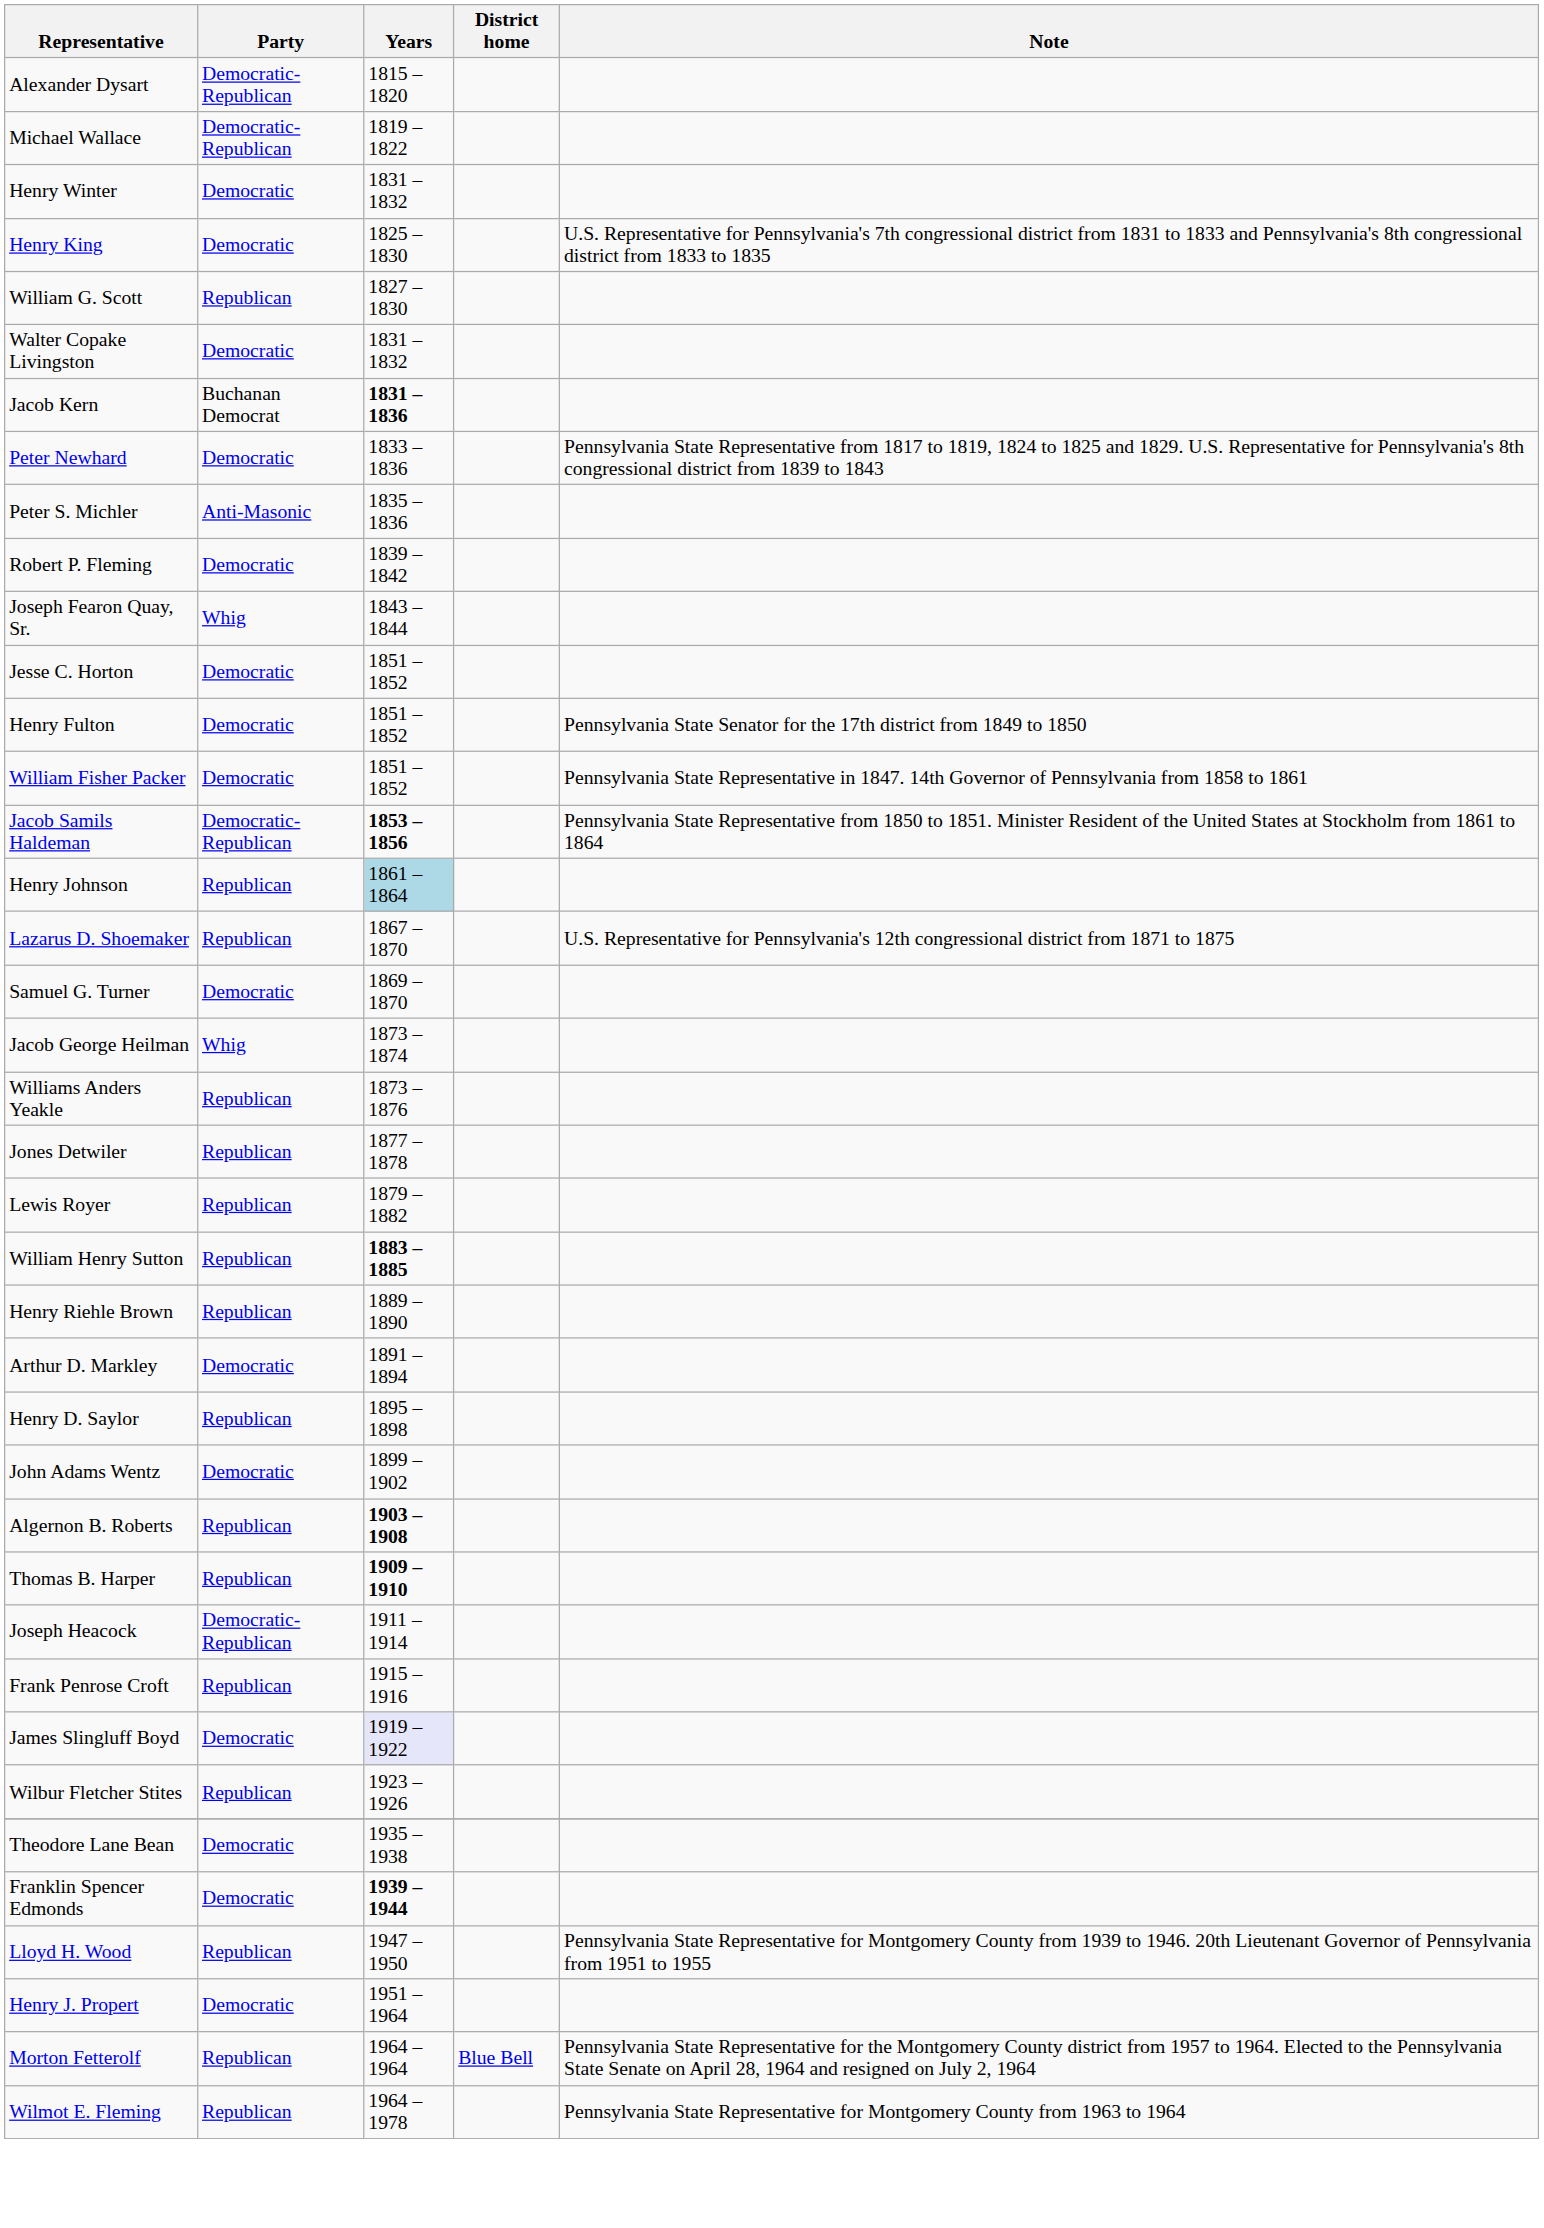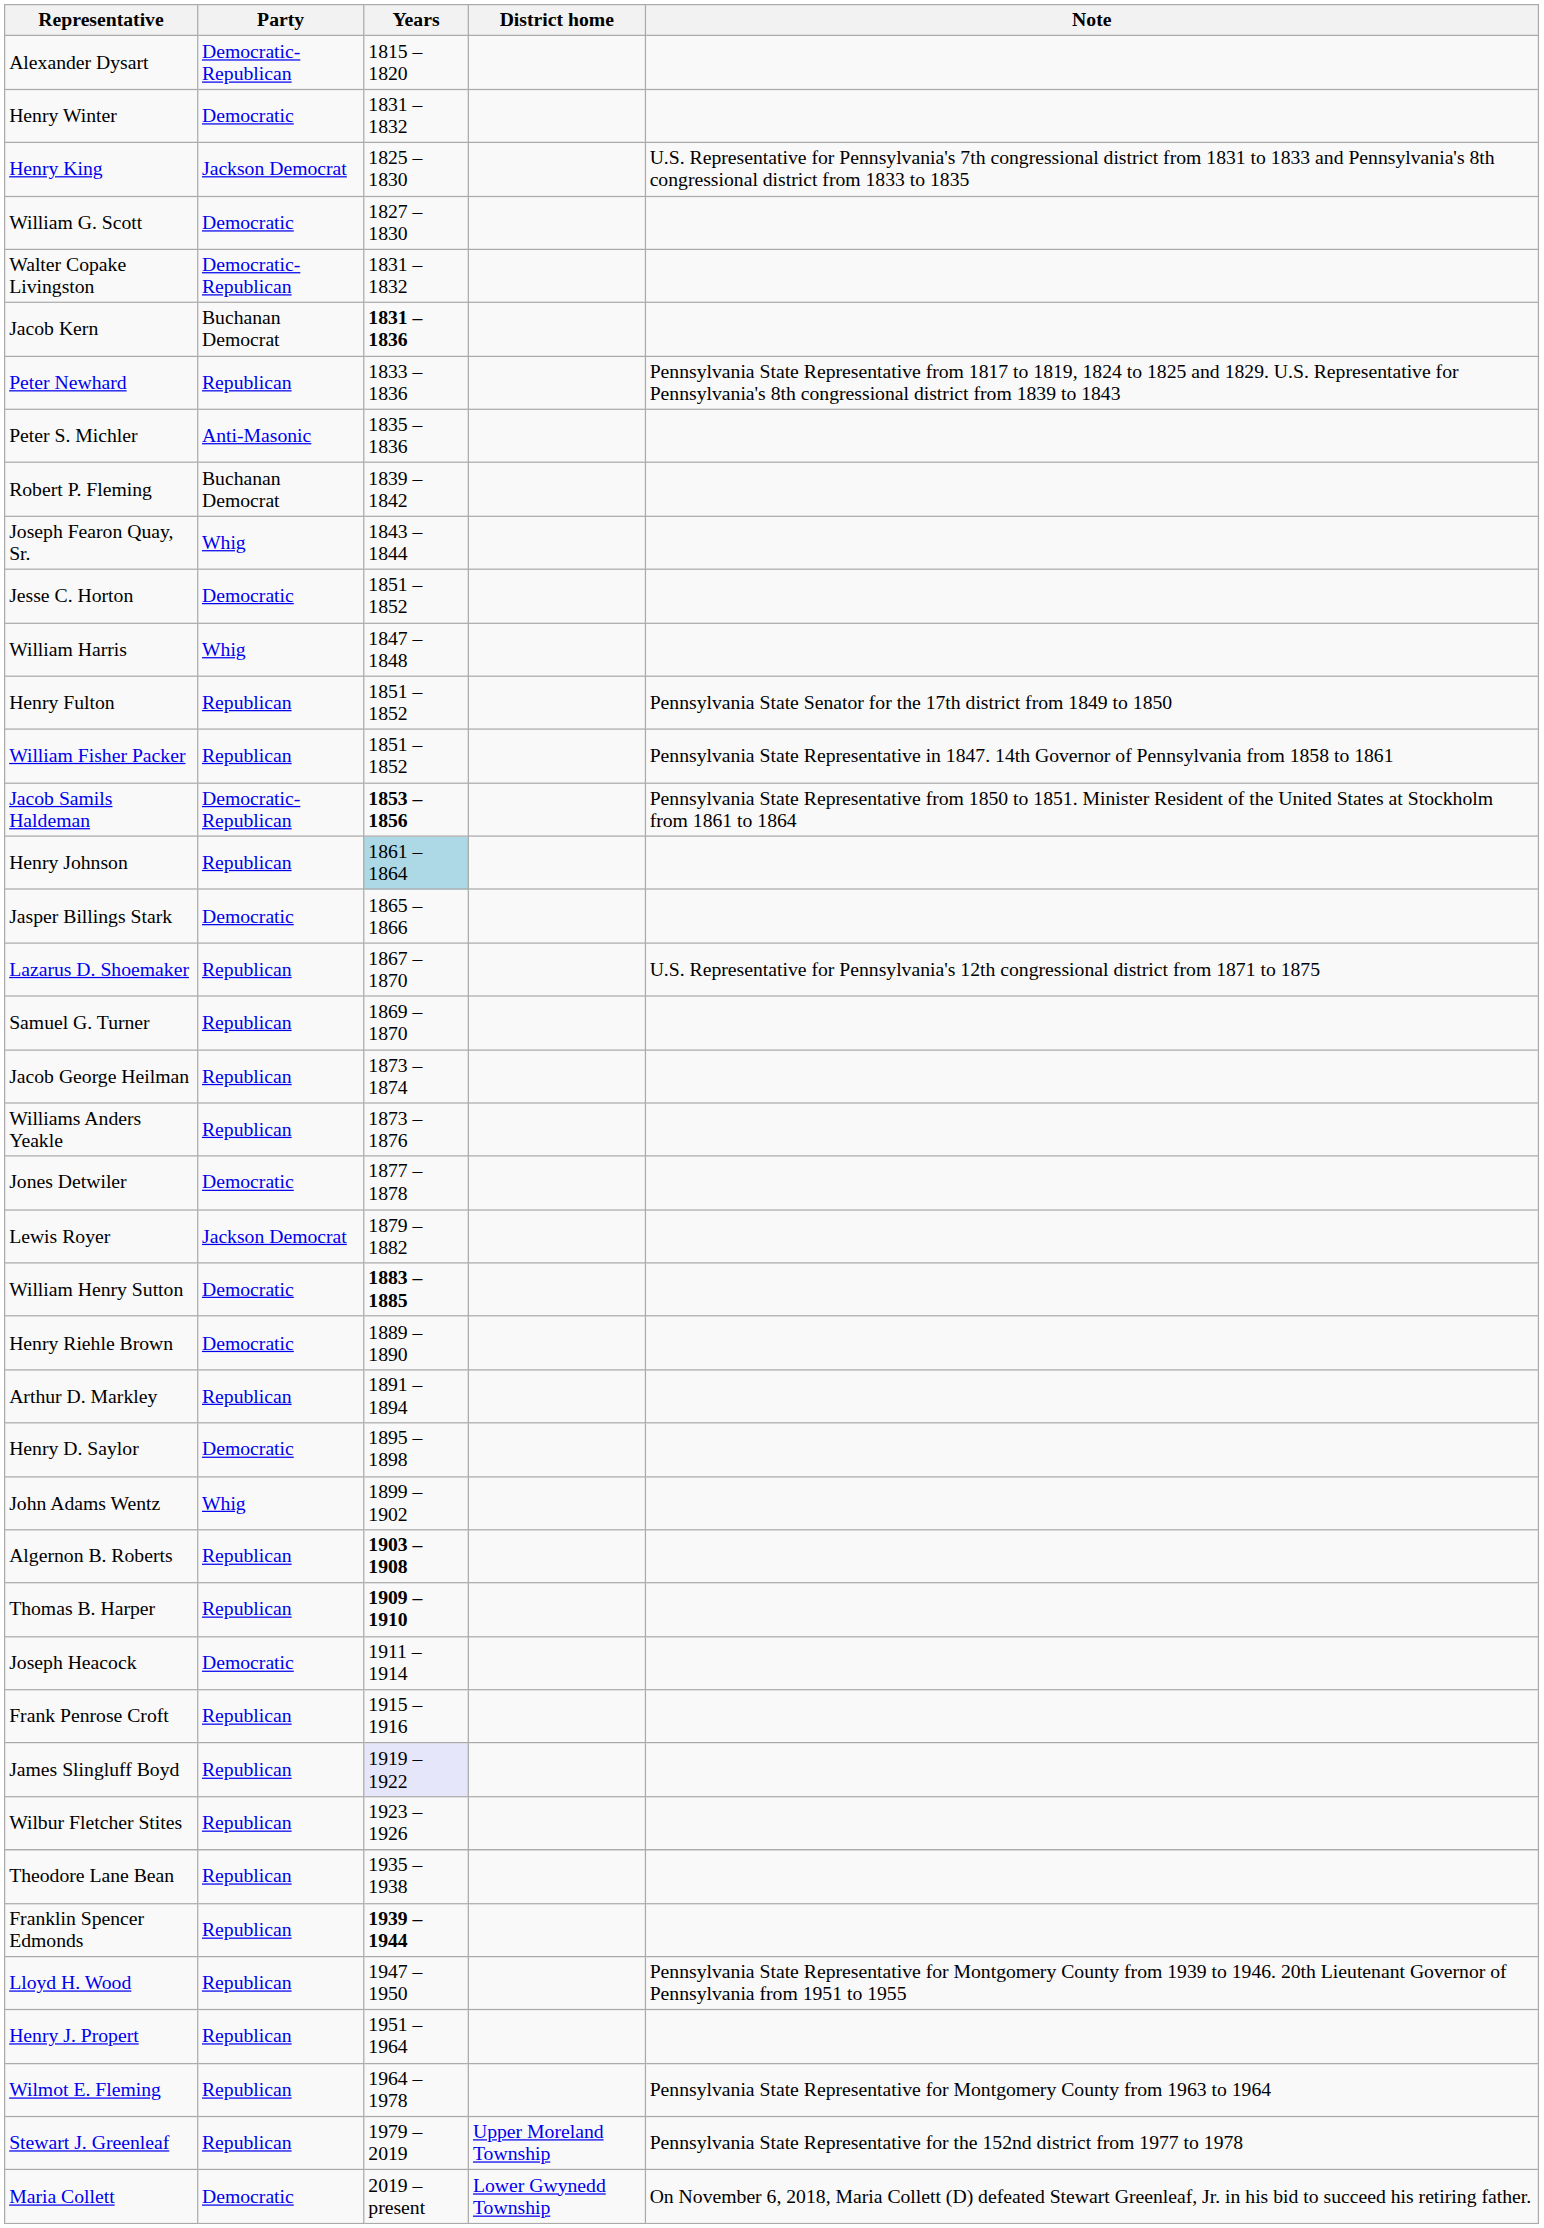- row: (75, 137)
(248, 244) Democratic -> (274, 169) Jackson Democrat
(247, 297) Republican -> (248, 222) Democratic
(248, 351) Democratic -> (251, 275) Democratic-Republican
(248, 457) Democratic -> (247, 382) Republican
(248, 564) Democratic -> (241, 489) Buchanan Democrat
+ row: (68, 649)
(248, 724) Democratic -> (247, 702) Republican
(248, 778) Democratic -> (247, 755) Republican
+ row: (91, 916)
(248, 991) Democratic -> (247, 1022) Republican
(224, 1044) Whig -> (247, 1076) Republican
(247, 1151) Republican -> (248, 1182) Democratic
(247, 1204) Republican -> (274, 1236) Jackson Democrat
(247, 1258) Republican -> (248, 1289) Democratic
(247, 1311) Republican -> (248, 1342) Democratic
(248, 1364) Democratic -> (247, 1396) Republican
(247, 1418) Republican -> (248, 1449) Democratic
(248, 1471) Democratic -> (224, 1502) Whig
(251, 1631) Democratic-Republican -> (248, 1662) Democratic
(248, 1738) Democratic -> (247, 1769) Republican
(248, 1845) Democratic -> (247, 1876) Republican
(248, 1898) Democratic -> (247, 1929) Republican
(248, 2005) Democratic -> (247, 2036) Republican
- row: (75, 2058)
+ row: (89, 2143)
+ row: (62, 2196)
